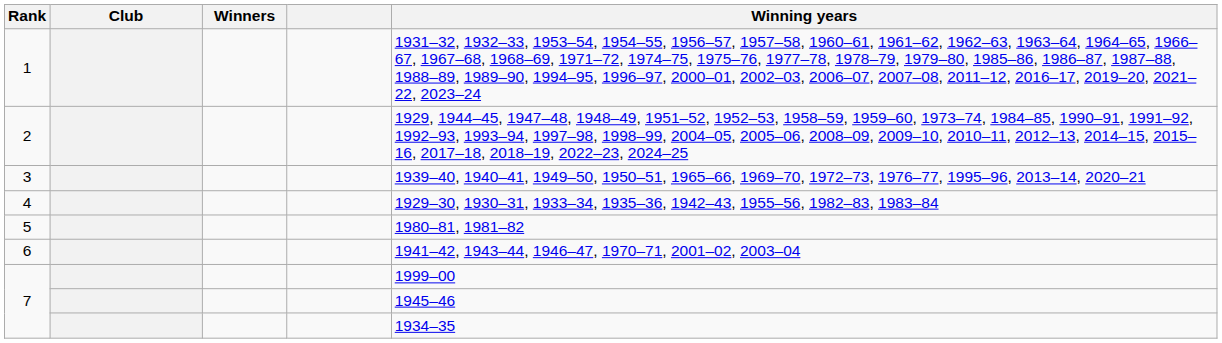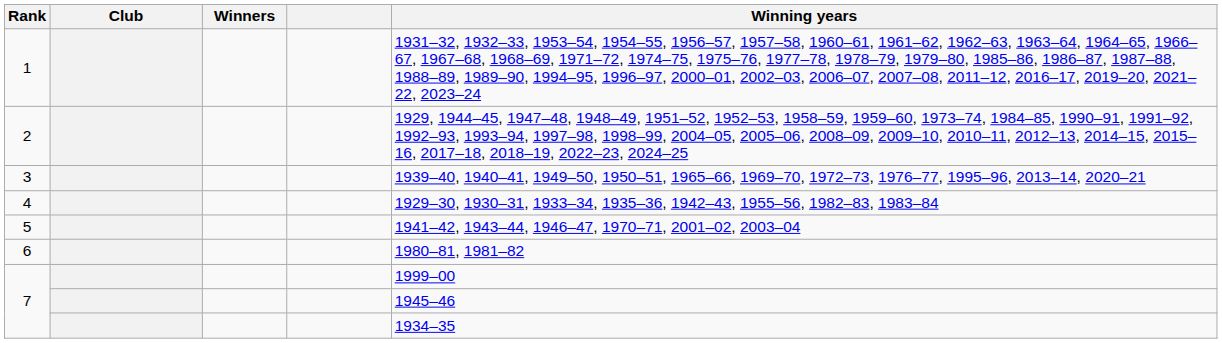(459, 227) 1980–81, 1981–82 -> (598, 227) 1941–42, 1943–44, 1946–47, 1970–71, 2001–02, 2003–04
(598, 251) 1941–42, 1943–44, 1946–47, 1970–71, 2001–02, 2003–04 -> (459, 251) 1980–81, 1981–82
